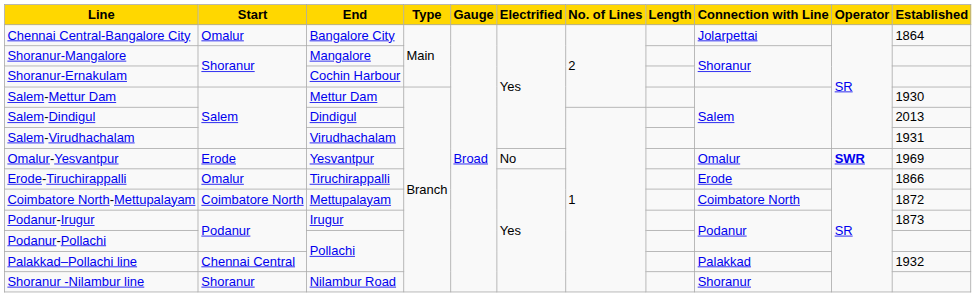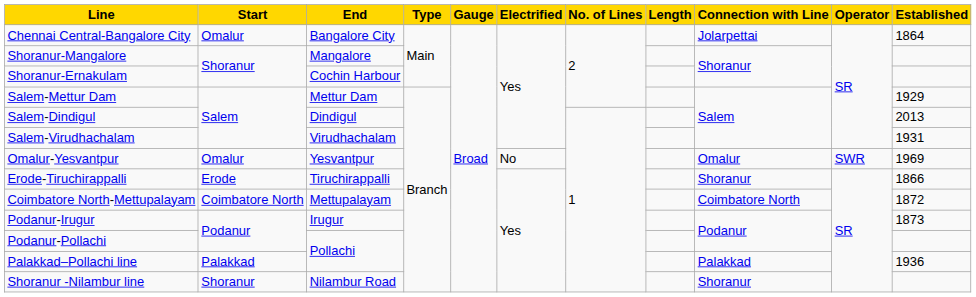(910, 96) 1930 -> (910, 96) 1929
(219, 158) Erode -> (223, 158) Omalur
(850, 158) bold -> (850, 158) normal
(223, 179) Omalur -> (219, 179) Erode
(715, 179) Erode -> (724, 179) Shoranur
(248, 261) Chennai Central -> (228, 261) Palakkad
(910, 261) 1932 -> (910, 261) 1936
